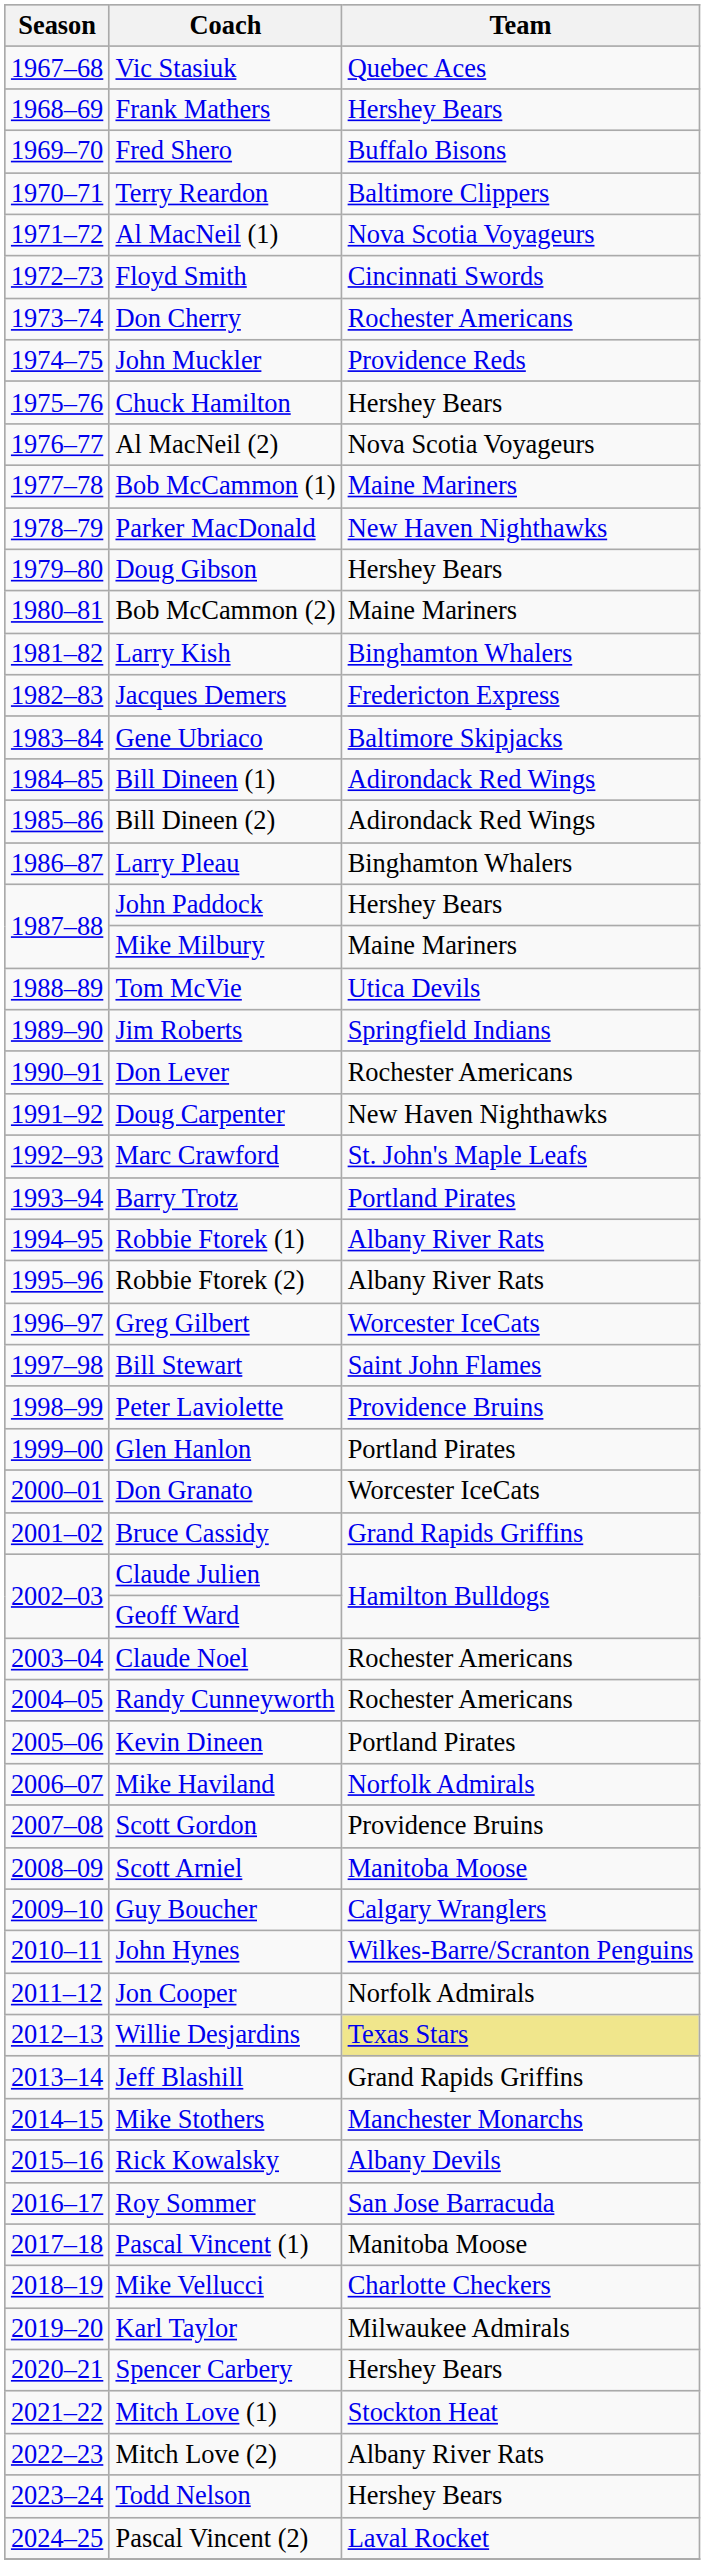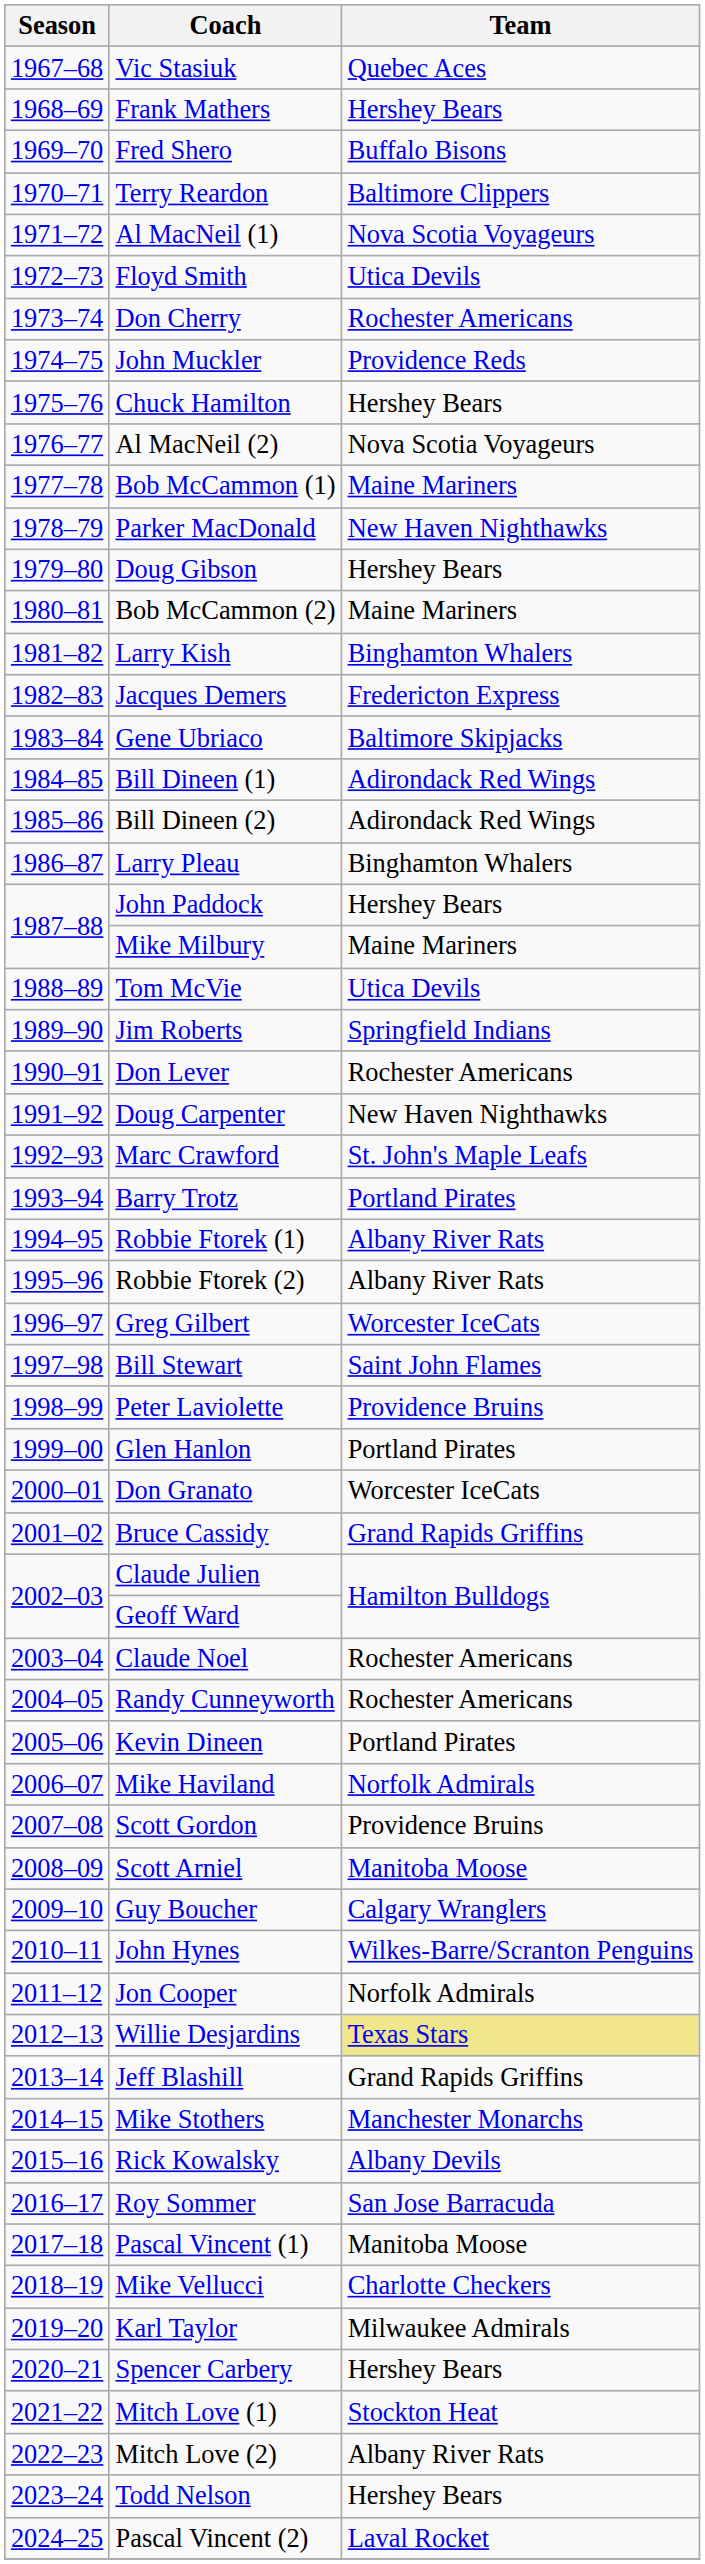(446, 276) Cincinnati Swords -> (414, 276) Utica Devils
